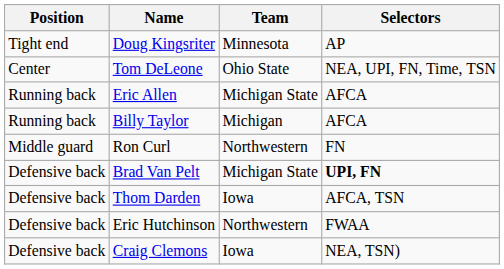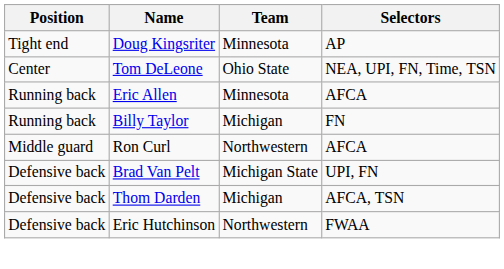(270, 95) Michigan State -> (256, 95) Minnesota
(346, 121) AFCA -> (335, 121) FN
(335, 147) FN -> (346, 147) AFCA
(353, 173) bold -> (352, 173) normal
(238, 199) Iowa -> (253, 199) Michigan
- row: (160, 250)
